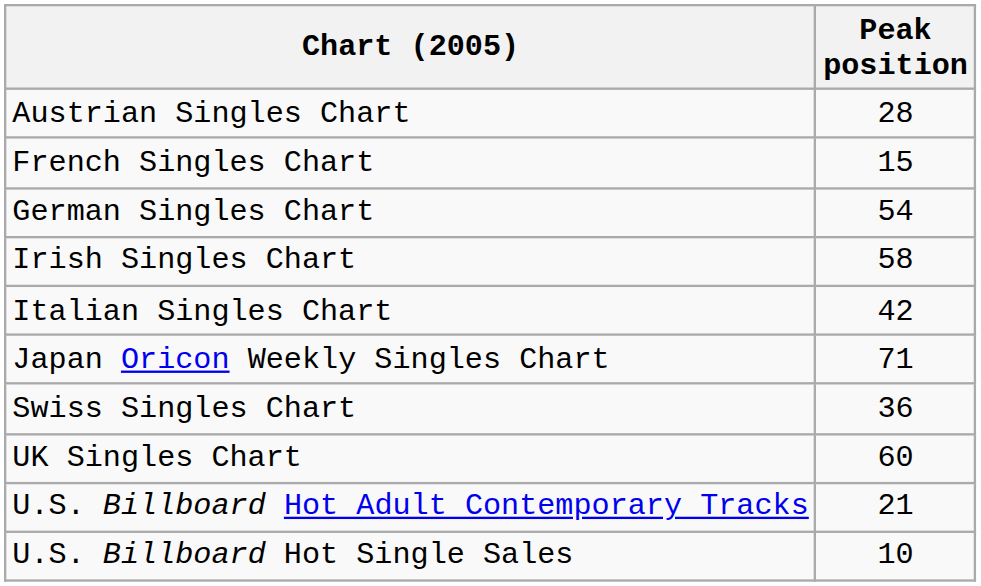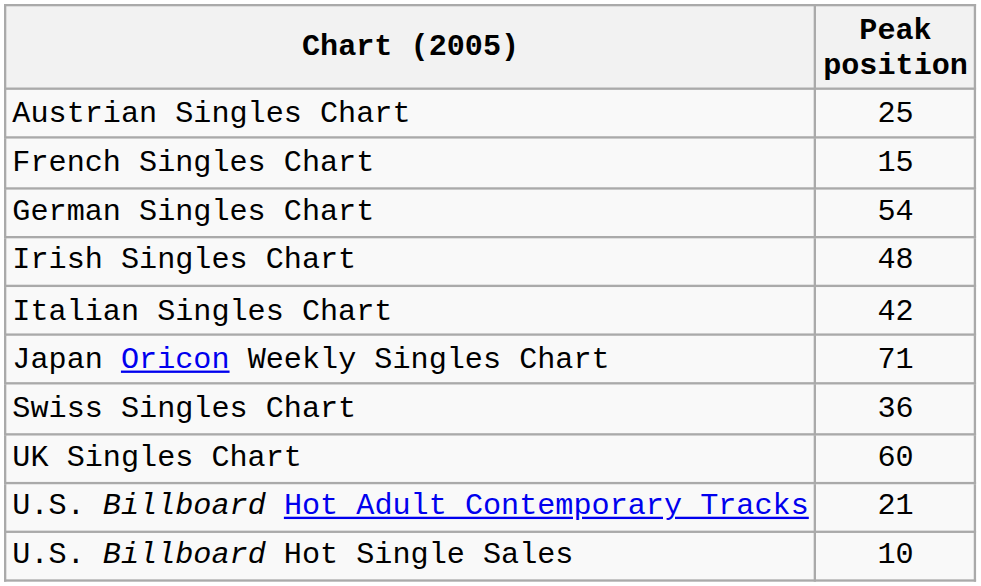(896, 114) 28 -> (896, 114) 25
(896, 261) 58 -> (896, 261) 48
